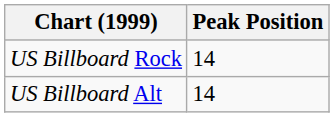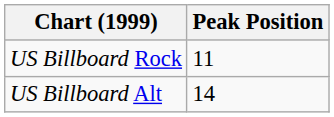(204, 58) 14 -> (203, 58) 11
